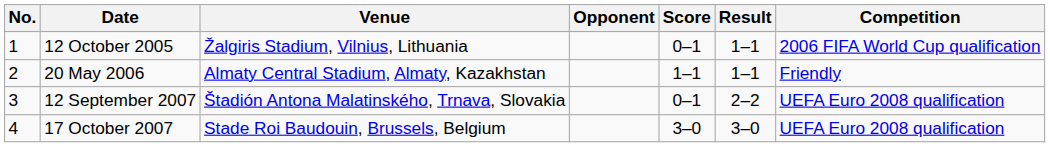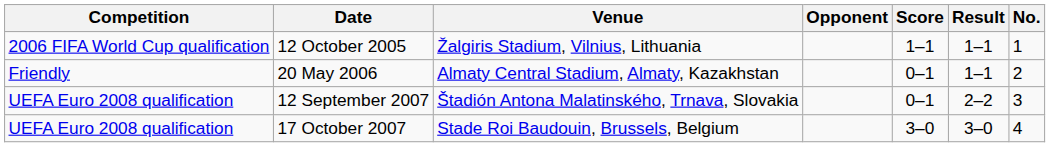columns swapped: (22, 18) <-> (910, 18)
(687, 45) 0–1 -> (920, 45) 1–1
(687, 73) 1–1 -> (920, 73) 0–1
